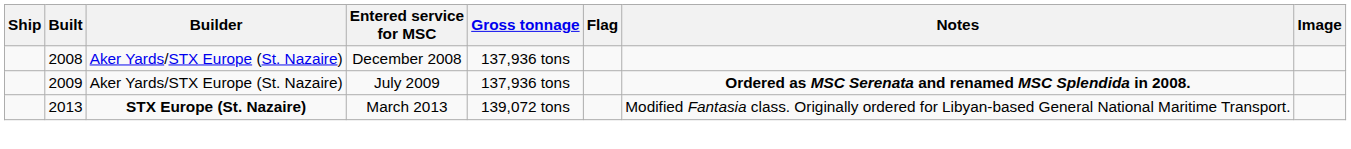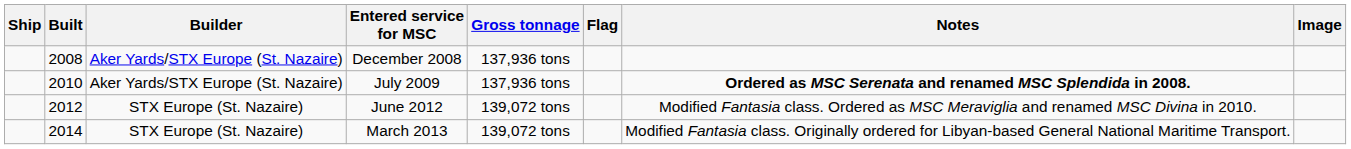(65, 82) 2009 -> (65, 82) 2010
+ row: (407, 107)
(65, 107) 2013 -> (65, 131) 2014
(216, 107) bold -> (216, 131) normal
